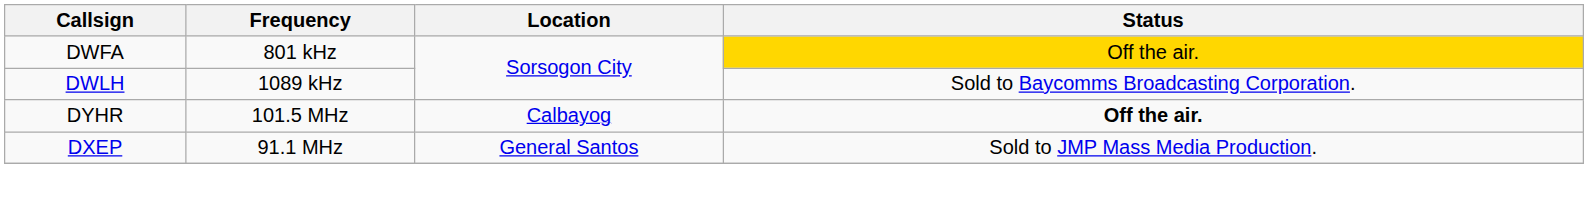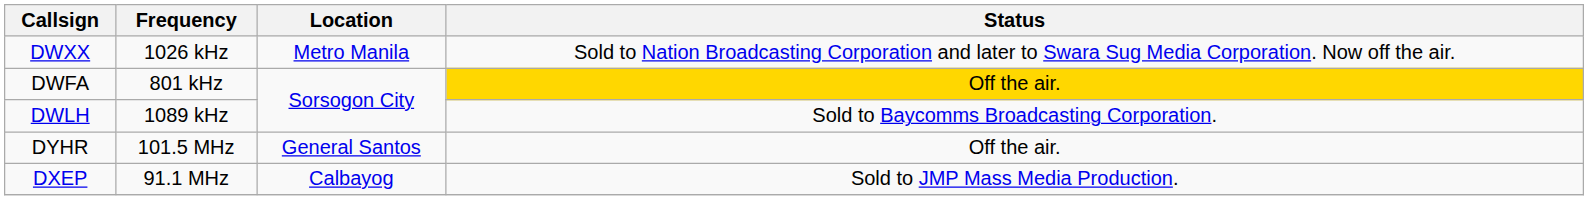+ row: (60, 52)
(569, 115) Calbayog -> (351, 147) General Santos
(1153, 115) bold -> (1015, 147) normal
(569, 147) General Santos -> (351, 178) Calbayog
